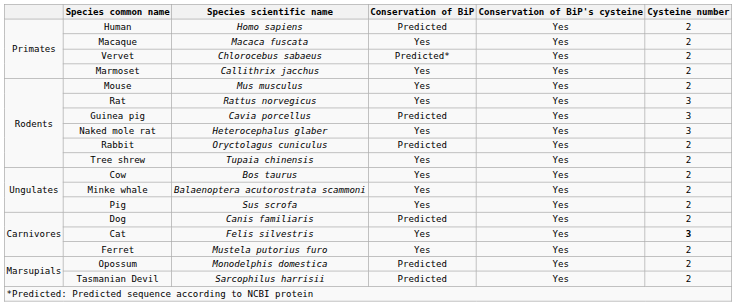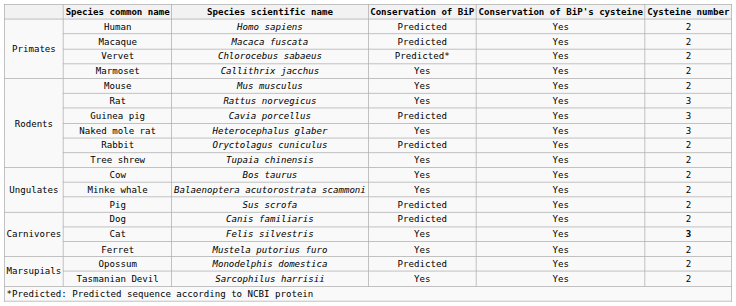(422, 41) Yes -> (422, 41) Predicted
(422, 205) Yes -> (422, 205) Predicted
(422, 279) Predicted -> (422, 279) Yes
